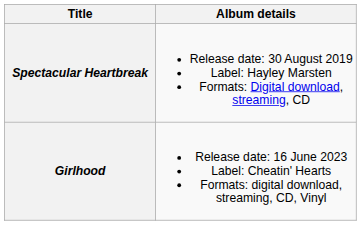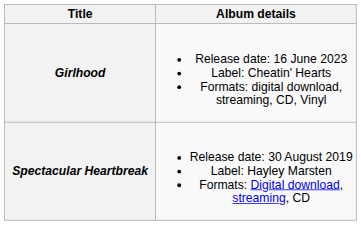rows swapped: (80, 72) <-> (80, 171)
